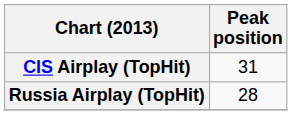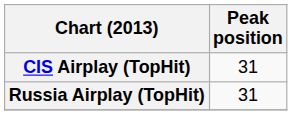(248, 95) 28 -> (248, 95) 31
